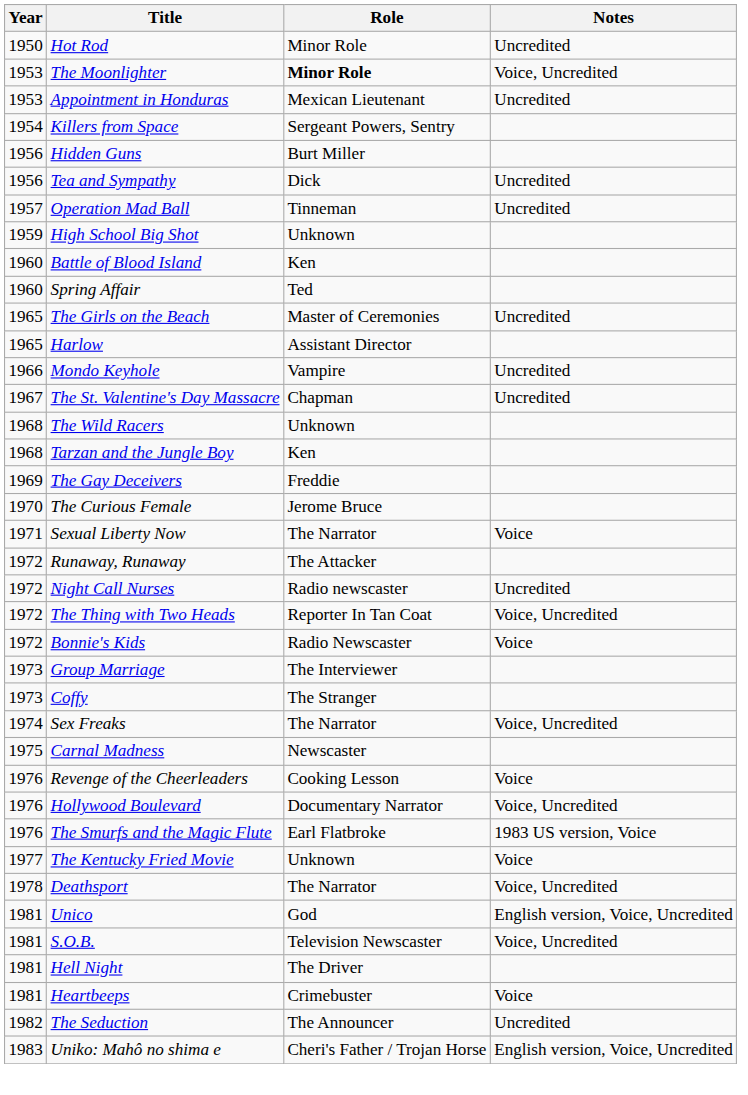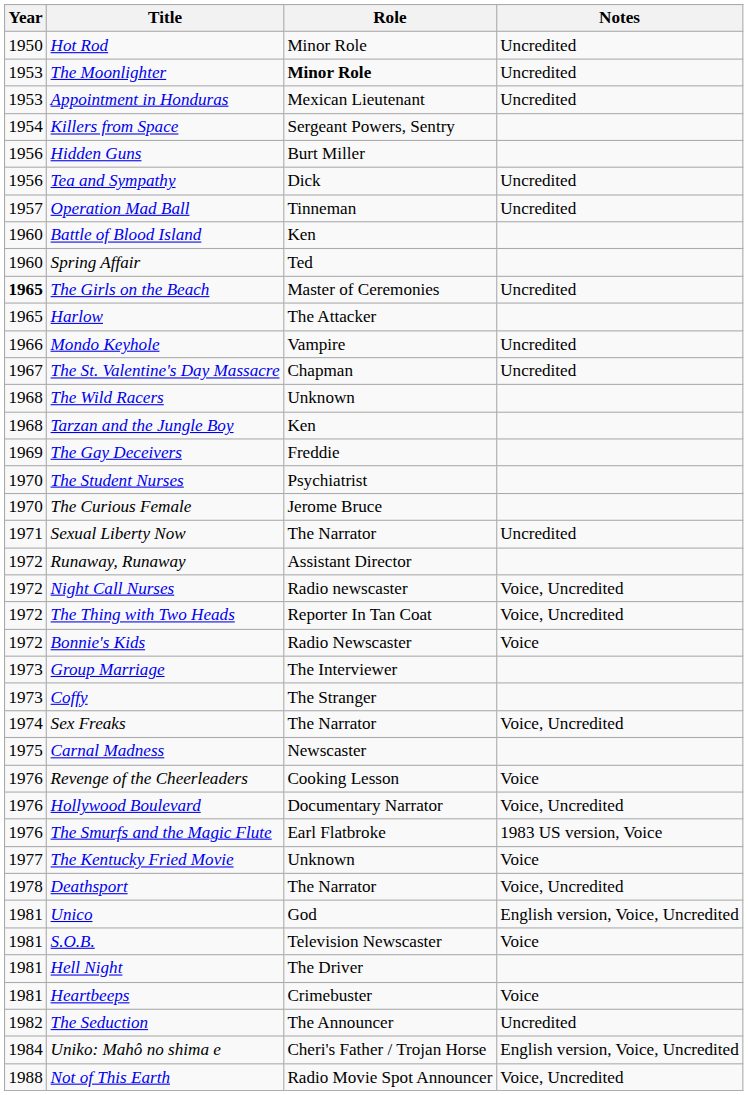(556, 72) Voice, Uncredited -> (538, 72) Uncredited
- row: (125, 235)
(26, 316) normal -> (26, 289) bold
(349, 343) Assistant Director -> (332, 316) The Attacker
+ row: (117, 479)
(514, 533) Voice -> (538, 533) Uncredited
(332, 561) The Attacker -> (349, 561) Assistant Director
(532, 588) Uncredited -> (562, 588) Voice, Uncredited
(556, 941) Voice, Uncredited -> (520, 941) Voice
(26, 1049) 1983 -> (26, 1049) 1984
+ row: (110, 1076)
